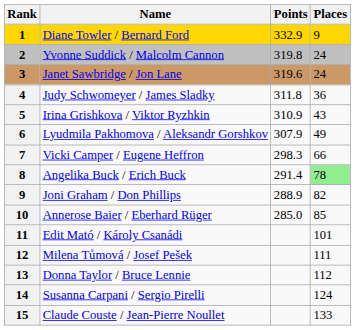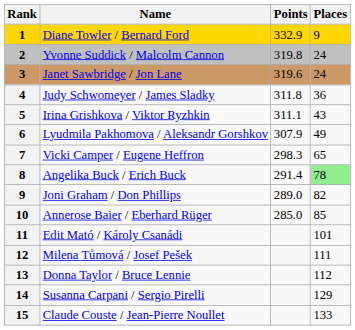(288, 114) 310.9 -> (288, 114) 311.1
(320, 154) 66 -> (320, 154) 65
(288, 194) 288.9 -> (288, 194) 289.0
(323, 295) 124 -> (323, 295) 129
